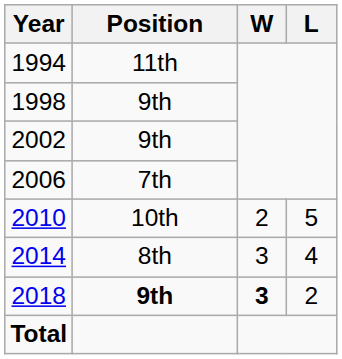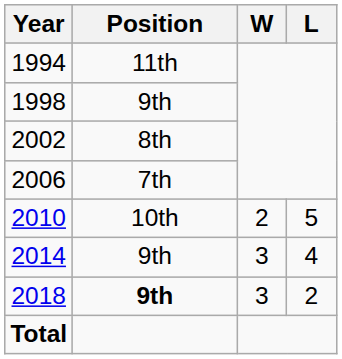(155, 140) 9th -> (155, 140) 8th
(155, 256) 8th -> (155, 256) 9th
(262, 295) bold -> (262, 295) normal
